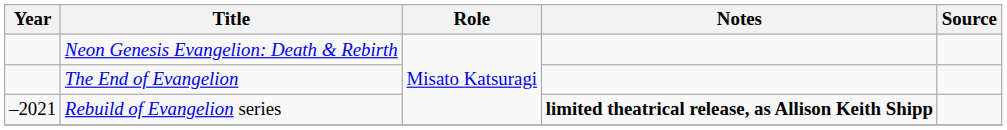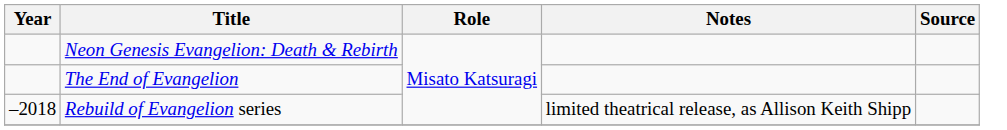(33, 109) –2021 -> (33, 109) –2018
(739, 109) bold -> (729, 109) normal
